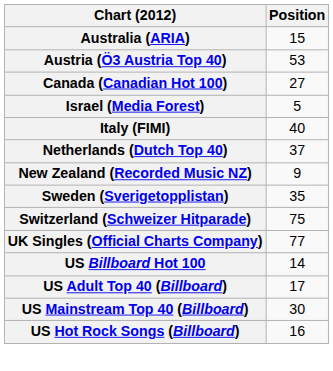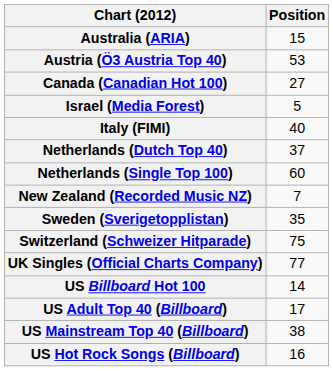+ row: (135, 173)
(297, 173) 9 -> (297, 196) 7
(297, 309) 30 -> (297, 331) 38
